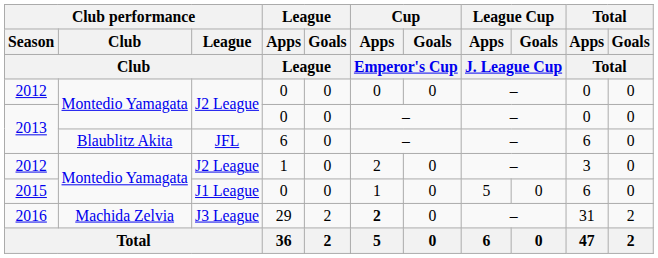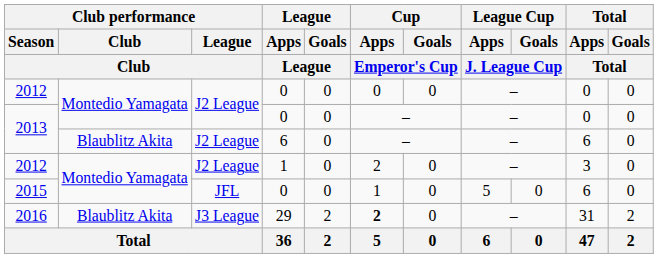(227, 141) JFL -> (227, 141) J2 League
(227, 191) J1 League -> (227, 191) JFL
(125, 215) Machida Zelvia -> (125, 215) Blaublitz Akita
